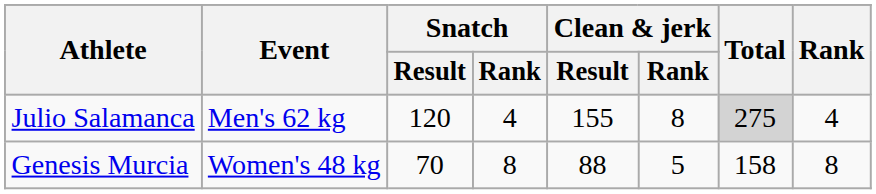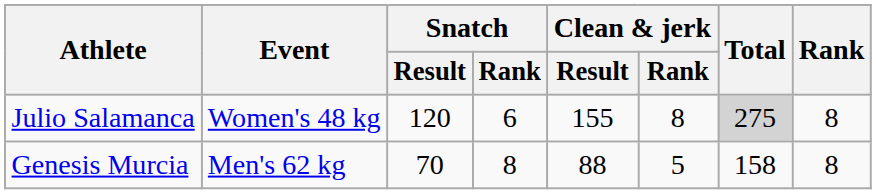(277, 118) Men's 62 kg -> (294, 118) Women's 48 kg
(510, 118) 4 -> (510, 118) 6
(832, 118) 4 -> (832, 118) 8
(294, 164) Women's 48 kg -> (277, 164) Men's 62 kg
